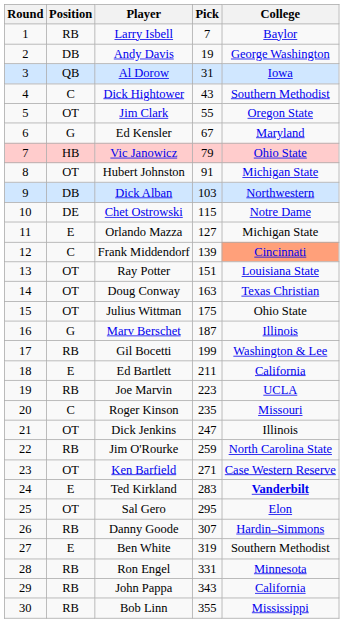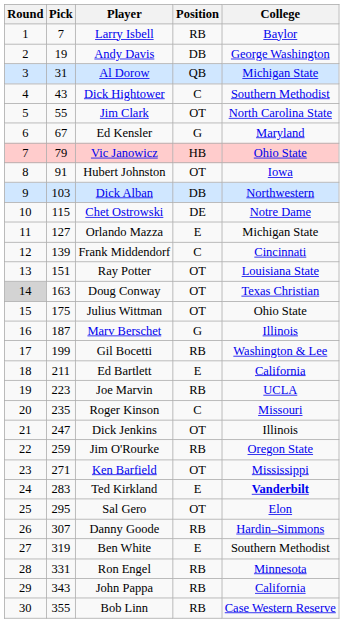columns swapped: (207, 14) <-> (71, 14)
(280, 73) Iowa -> (280, 73) Michigan State
(280, 113) Oregon State -> (280, 113) North Carolina State
(280, 172) Michigan State -> (280, 172) Iowa
(280, 251) lightsalmon background -> (280, 251) no background
(25, 291) no background -> (25, 291) lightgrey background
(280, 449) North Carolina State -> (280, 449) Oregon State
(280, 469) Case Western Reserve -> (280, 469) Mississippi
(280, 608) Mississippi -> (280, 608) Case Western Reserve
